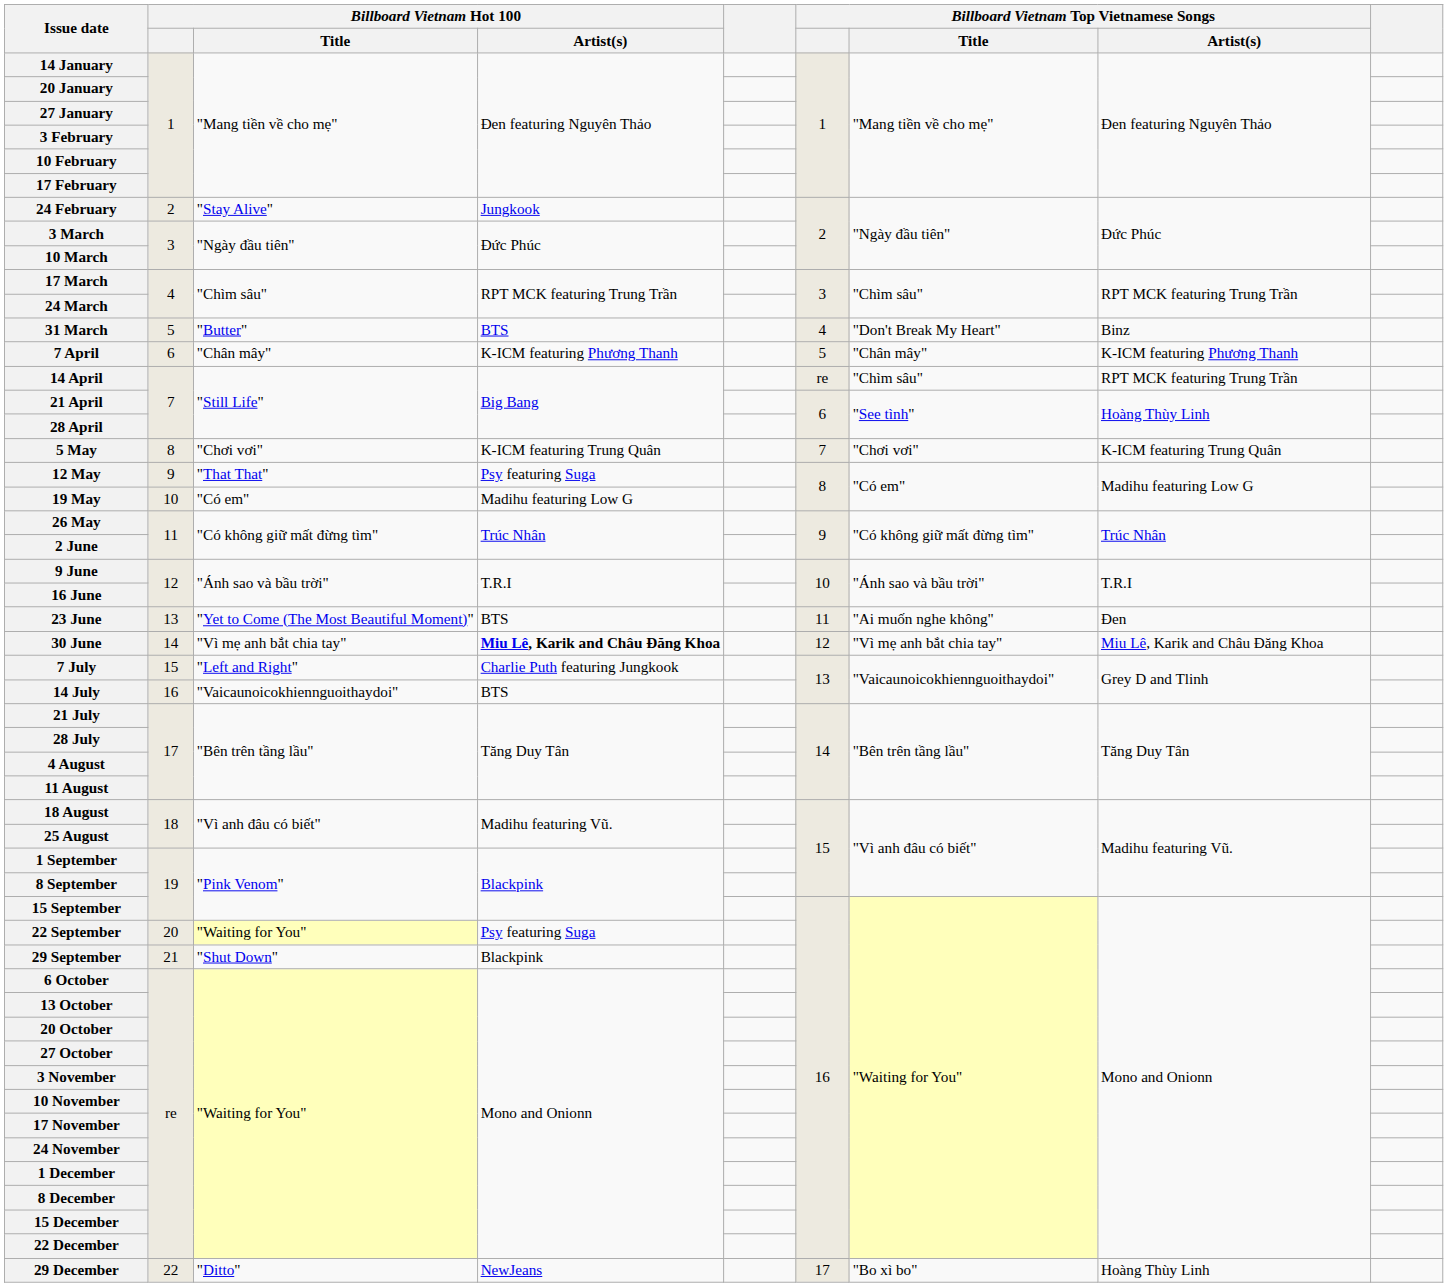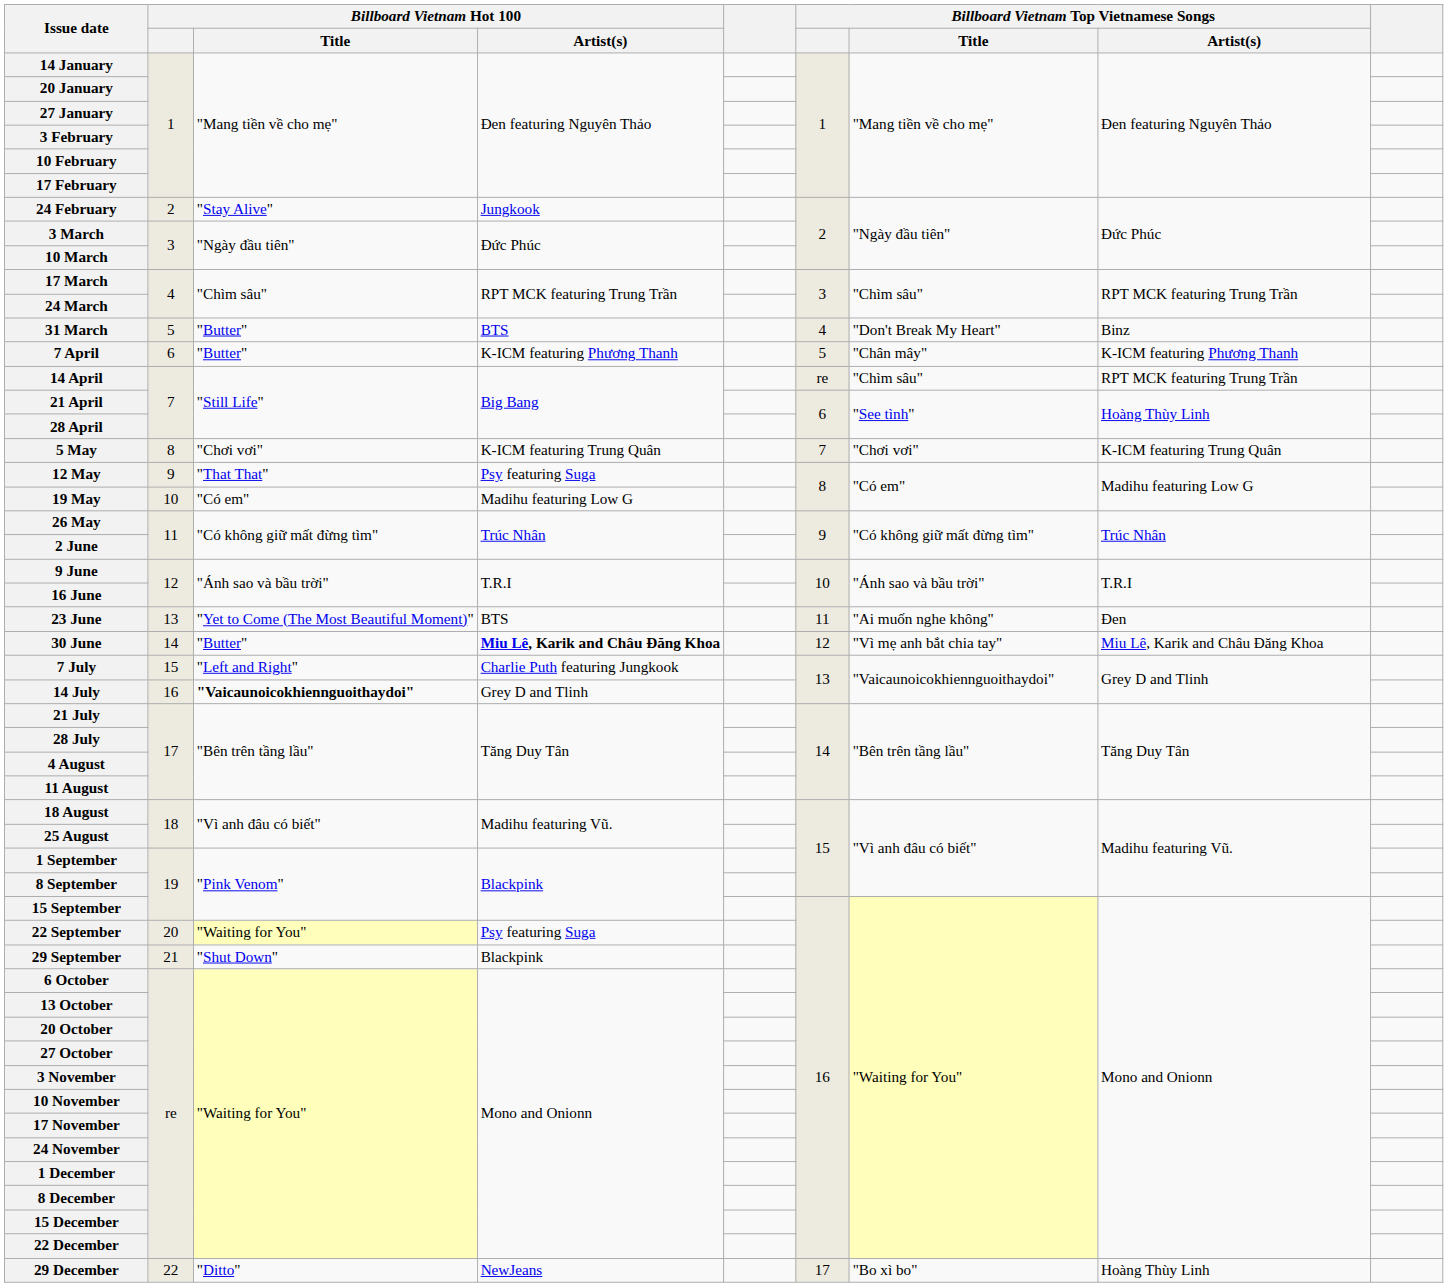(234, 354) "Chân mây" -> (222, 354) "Butter"
(272, 643) "Vì mẹ anh bắt chia tay" -> (222, 643) "Butter"
(298, 691) normal -> (305, 691) bold
(495, 691) BTS -> (534, 691) Grey D and Tlinh
